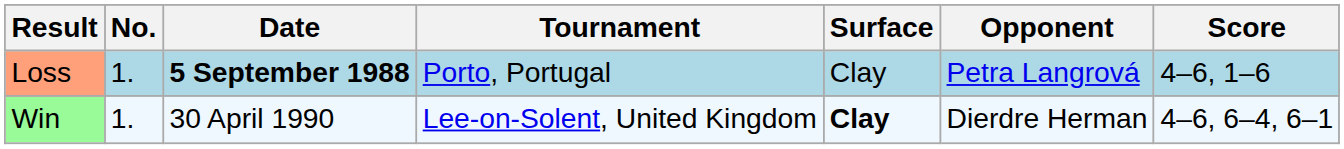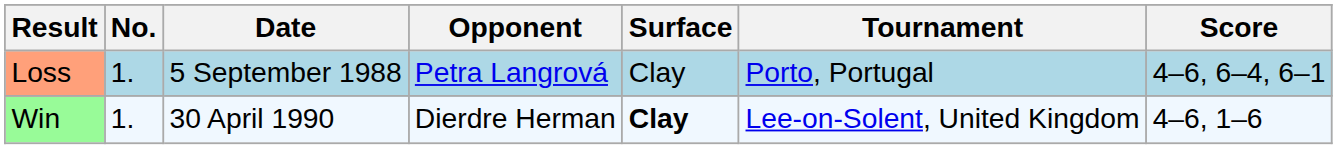columns swapped: (620, 26) <-> (1047, 26)
(290, 72) bold -> (286, 72) normal
(1215, 72) 4–6, 1–6 -> (1239, 72) 4–6, 6–4, 6–1
(1247, 118) 4–6, 6–4, 6–1 -> (1208, 118) 4–6, 1–6
